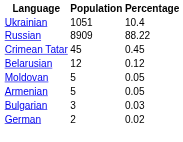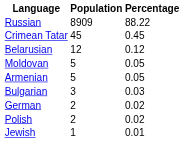- row: (26, 22)
+ row: (18, 119)
+ row: (20, 133)
